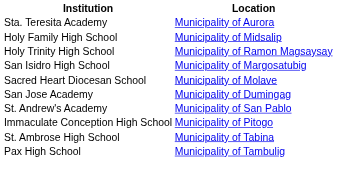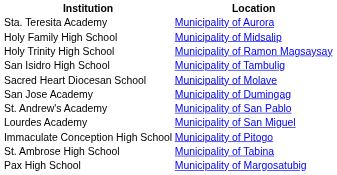(241, 66) Municipality of Margosatubig -> (230, 66) Municipality of Tambulig
+ row: (46, 123)
(230, 151) Municipality of Tambulig -> (241, 166) Municipality of Margosatubig
